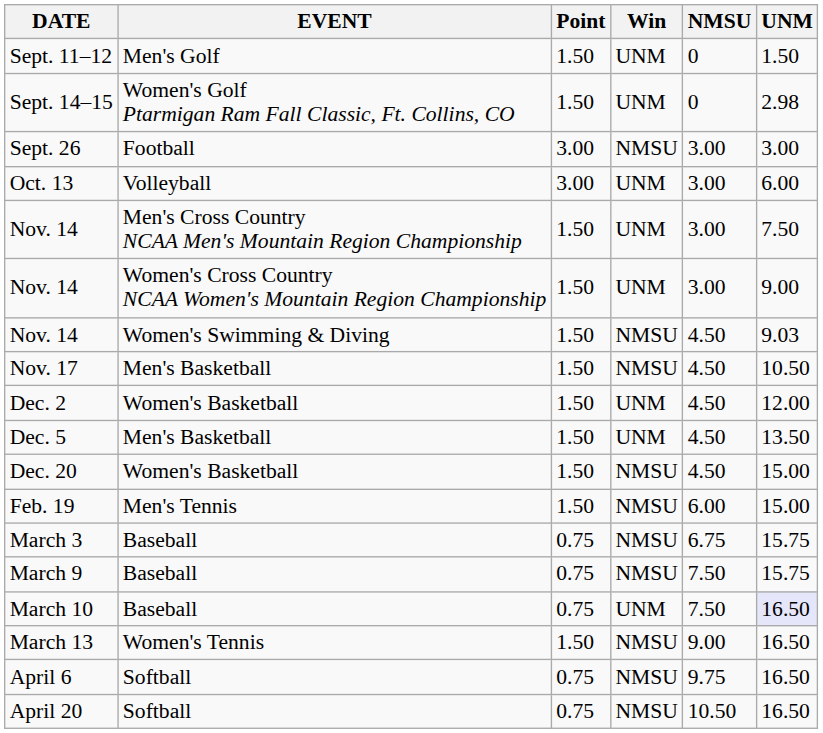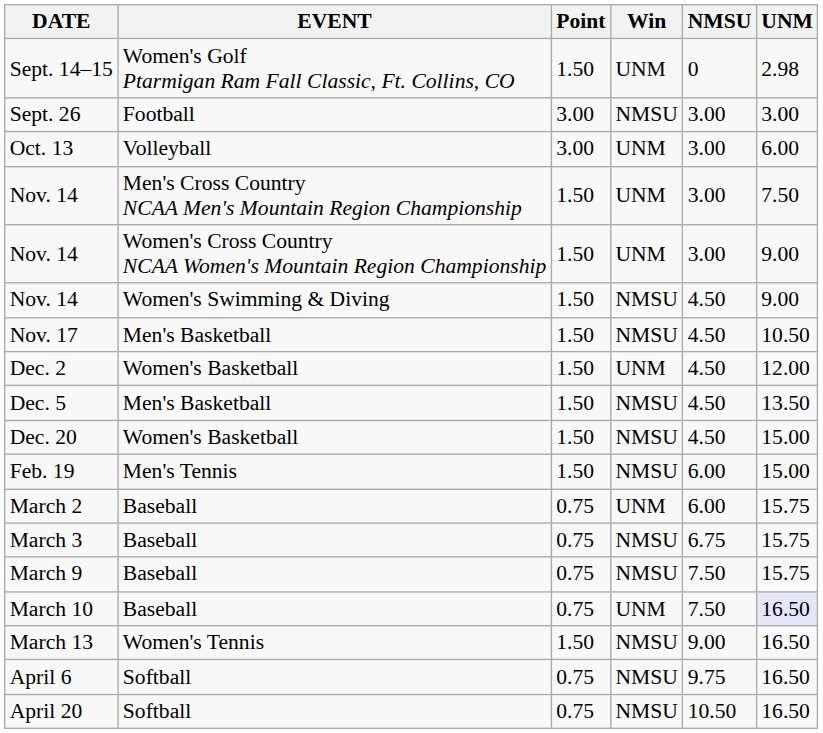- row: (61, 55)
(780, 334) 9.03 -> (780, 300) 9.00
(641, 437) UNM -> (647, 402) NMSU
+ row: (46, 505)
